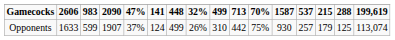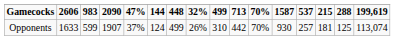(157, 12) 141 -> (157, 12) 144
(260, 27) 75% -> (260, 27) 70%
(325, 27) 179 -> (325, 27) 181
